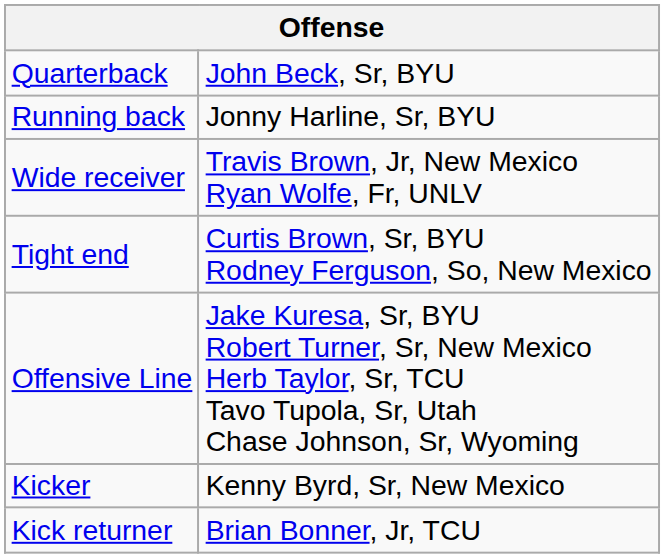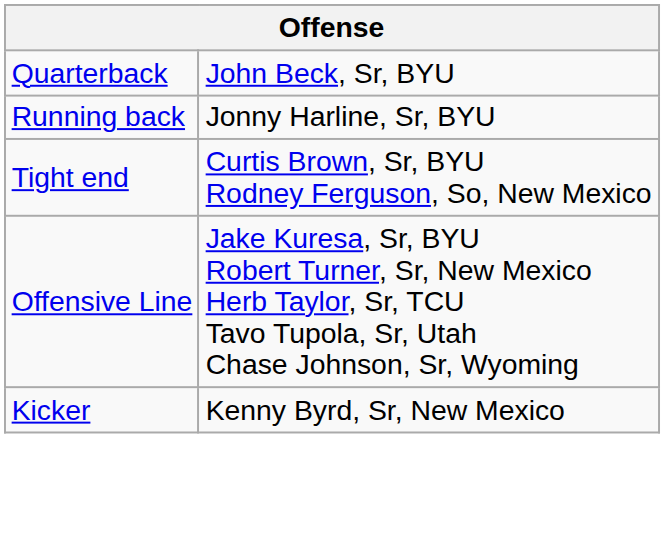- row: (98, 178)
- row: (92, 531)
